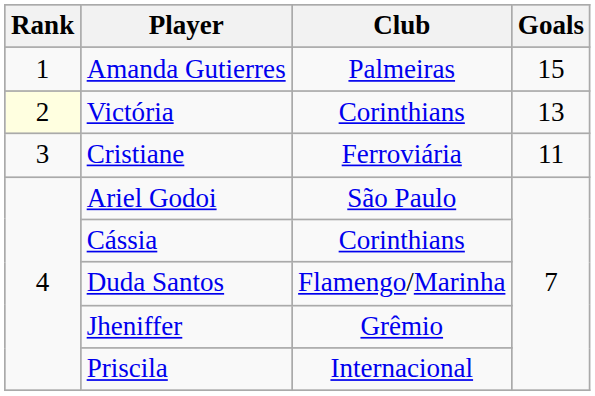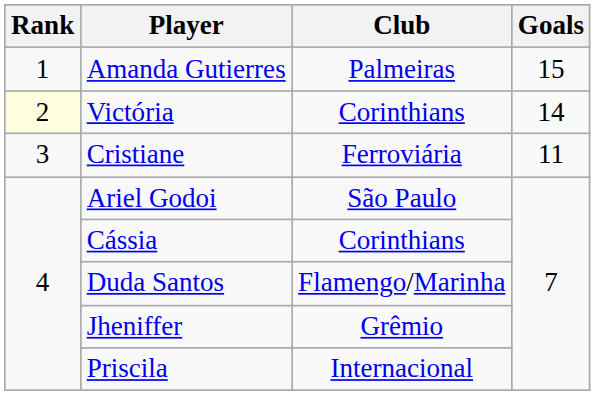(551, 111) 13 -> (551, 111) 14
